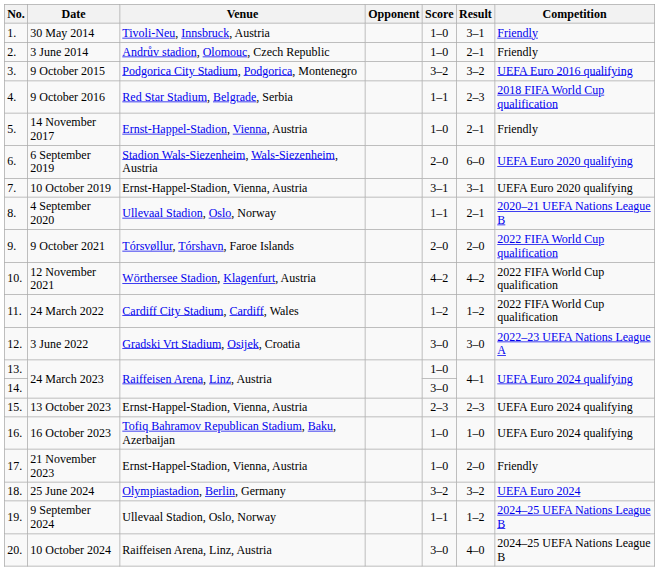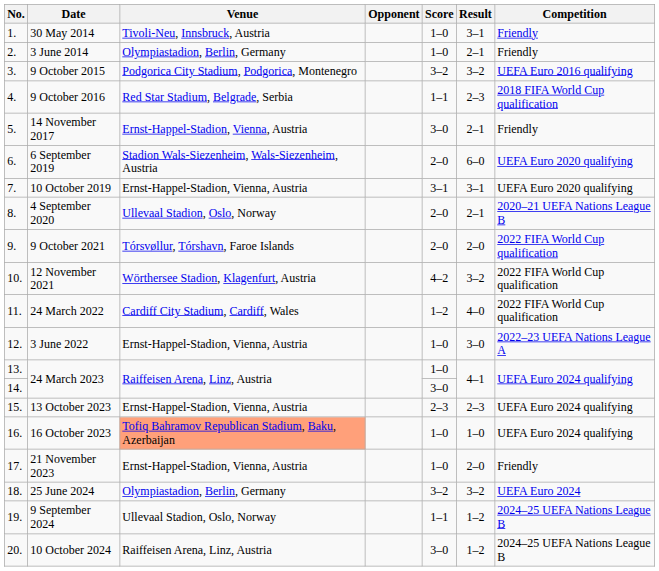(226, 52) Andrův stadion, Olomouc, Czech Republic -> (204, 52) Olympiastadion, Berlin, Germany
(439, 129) 1–0 -> (439, 129) 3–0
(439, 213) 1–1 -> (439, 213) 2–0
(475, 278) 4–2 -> (475, 278) 3–2
(475, 311) 1–2 -> (475, 311) 4–0
(211, 343) Gradski Vrt Stadium, Osijek, Croatia -> (215, 343) Ernst-Happel-Stadion, Vienna, Austria
(439, 343) 3–0 -> (439, 343) 1–0
(229, 433) no background -> (229, 433) lightsalmon background
(475, 549) 4–0 -> (475, 549) 1–2
